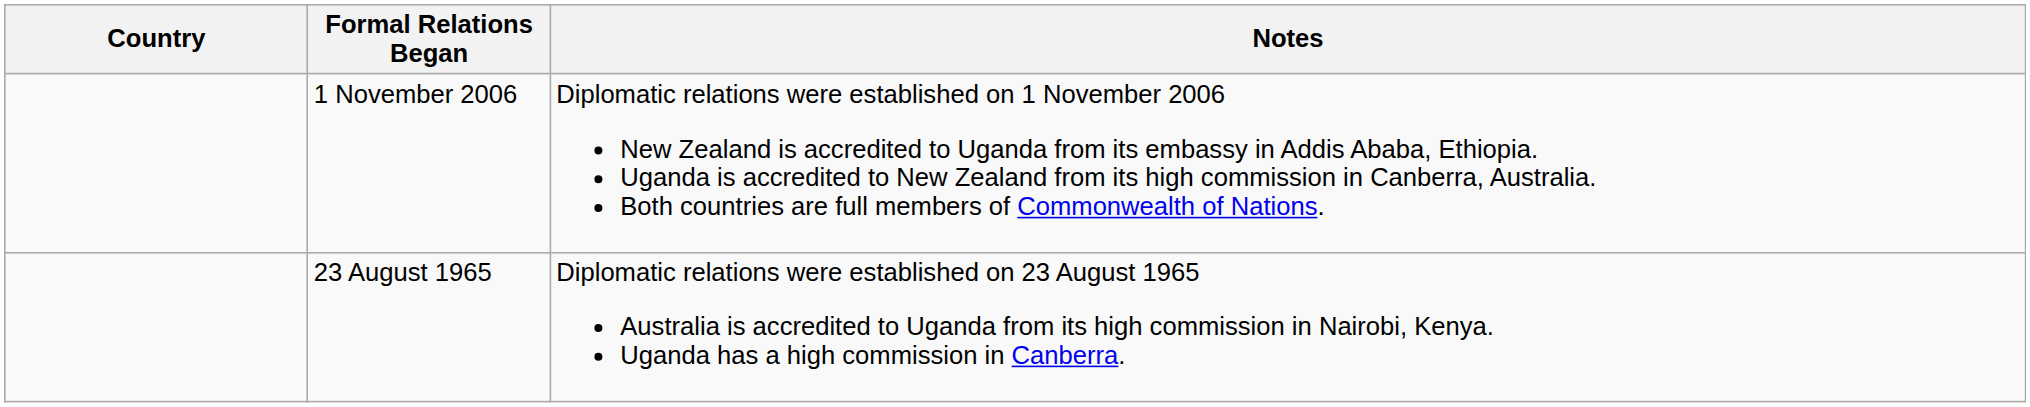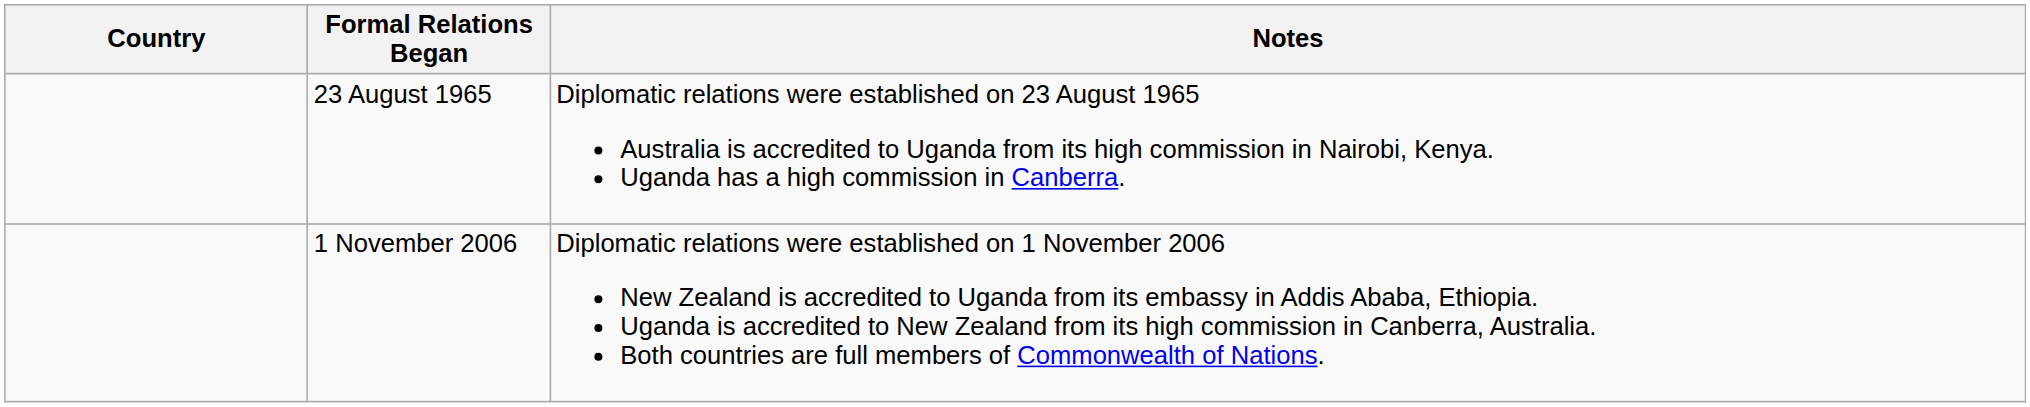rows swapped: (403, 272) <-> (416, 94)
